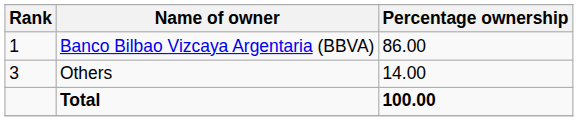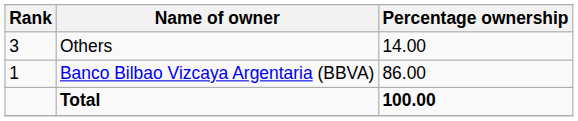rows swapped: (217, 45) <-> (86, 73)
